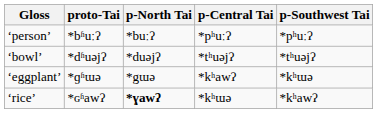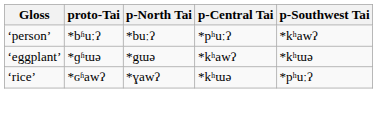(296, 35) *pʰuːʔ -> (299, 35) *kʰawʔ
- row: (25, 56)
(143, 98) bold -> (143, 77) normal
(299, 98) *kʰawʔ -> (296, 77) *pʰuːʔ
